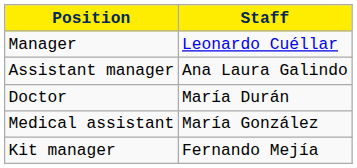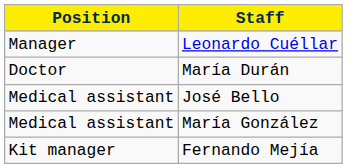- row: (265, 71)
+ row: (231, 97)
